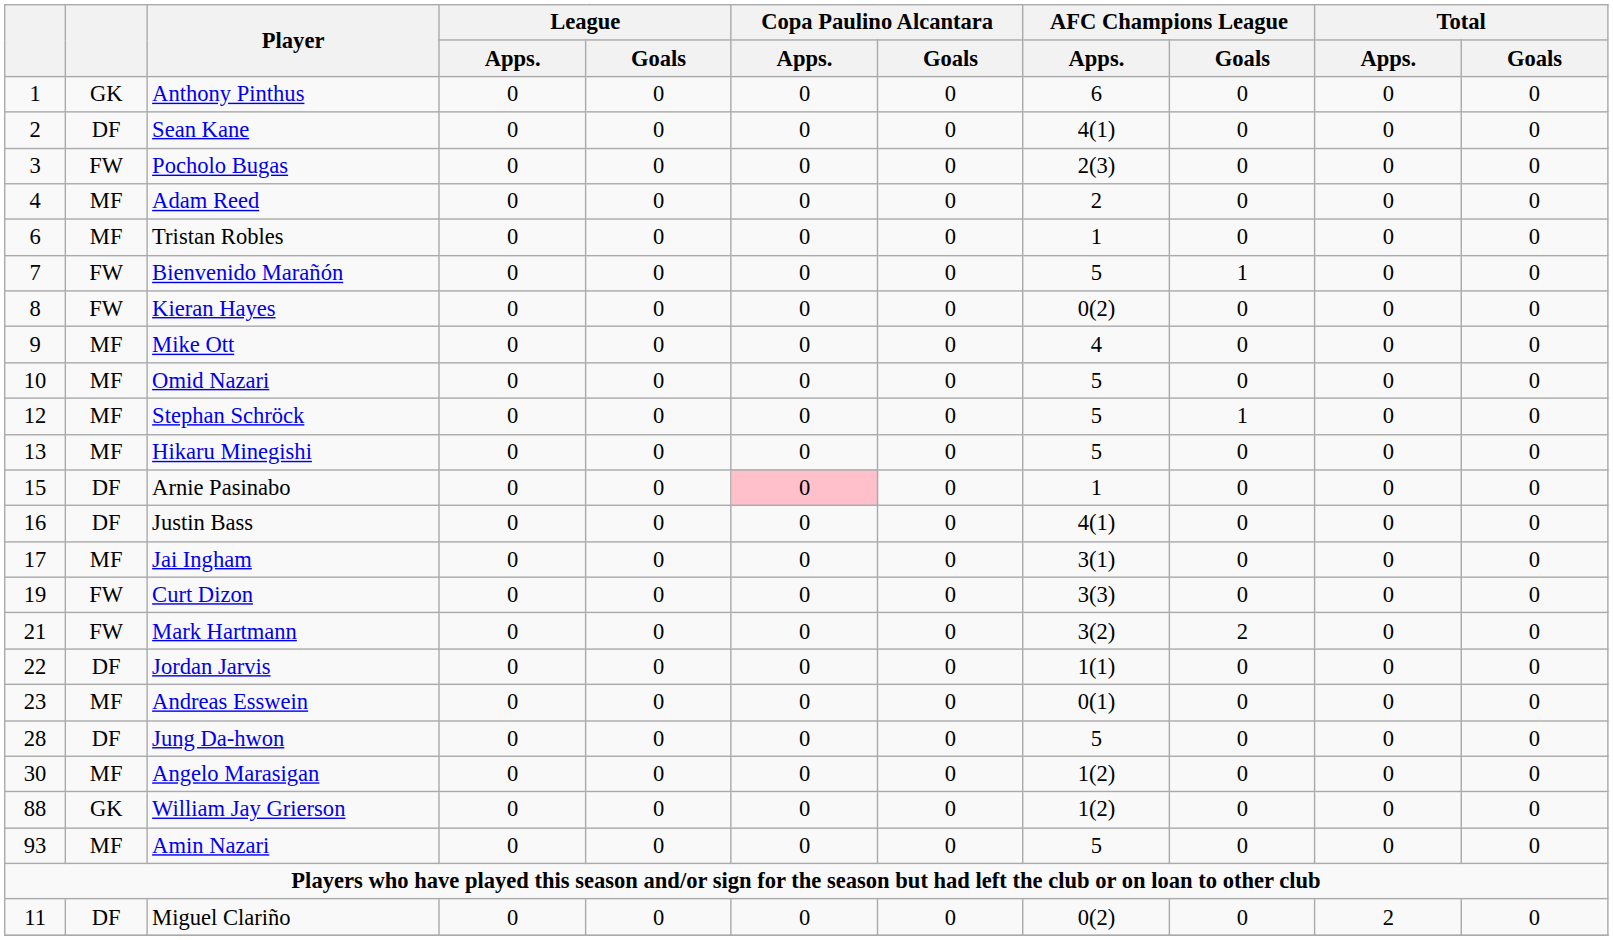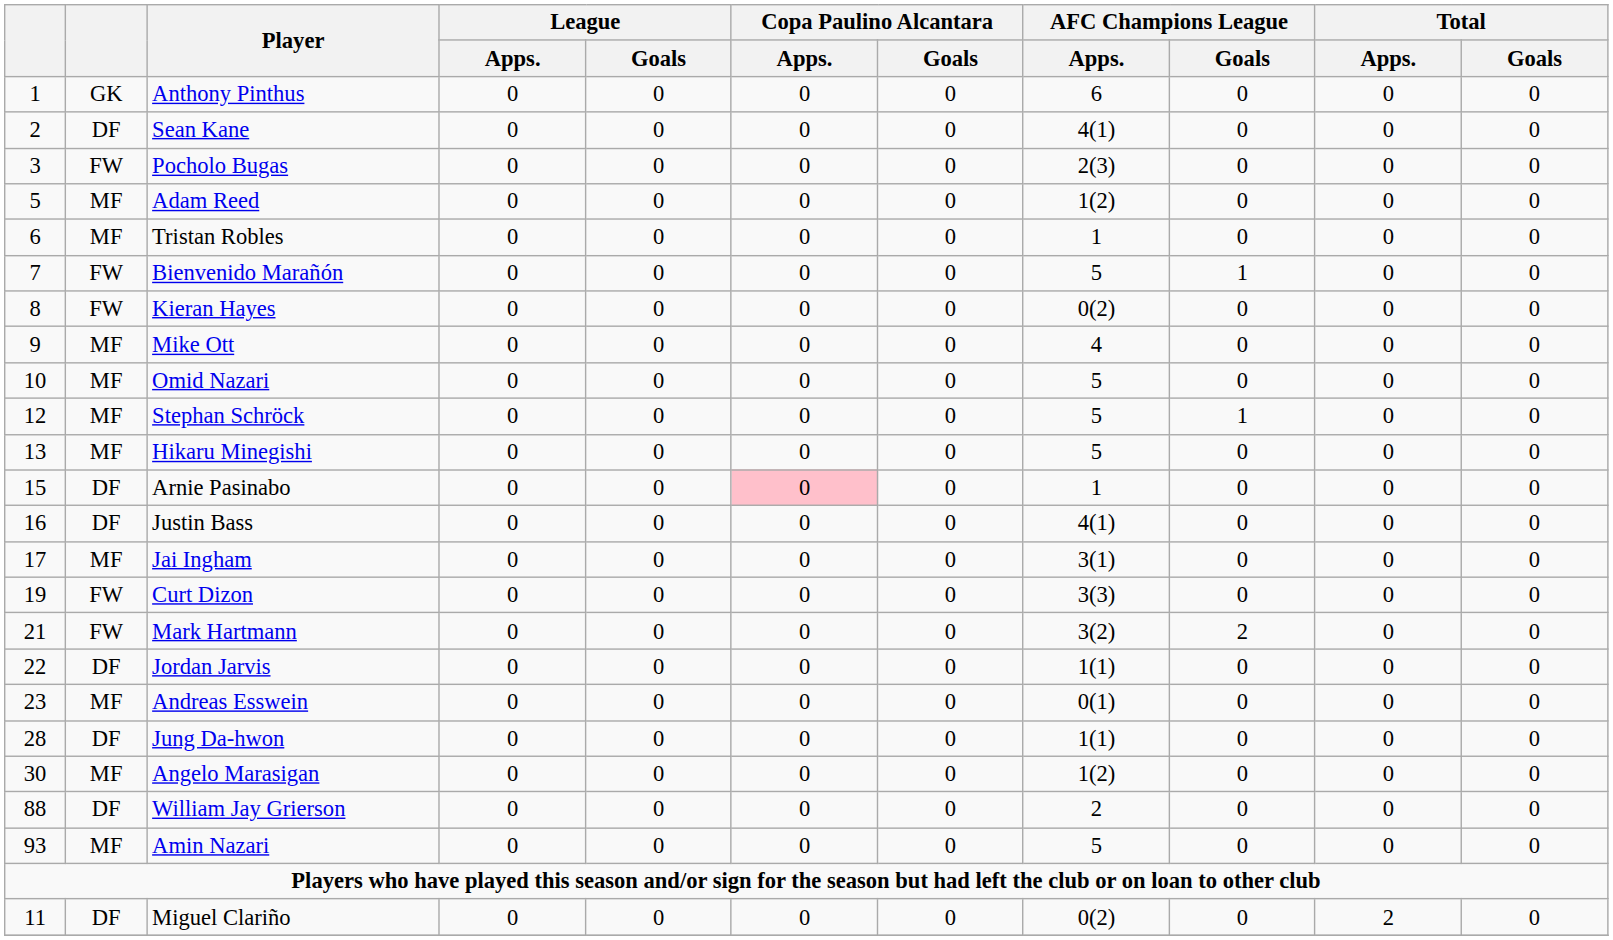(35, 201) 4 -> (35, 201) 5
(1096, 201) 2 -> (1096, 201) 1(2)
(1096, 737) 5 -> (1096, 737) 1(1)
(106, 809) GK -> (106, 809) DF
(1096, 809) 1(2) -> (1096, 809) 2
